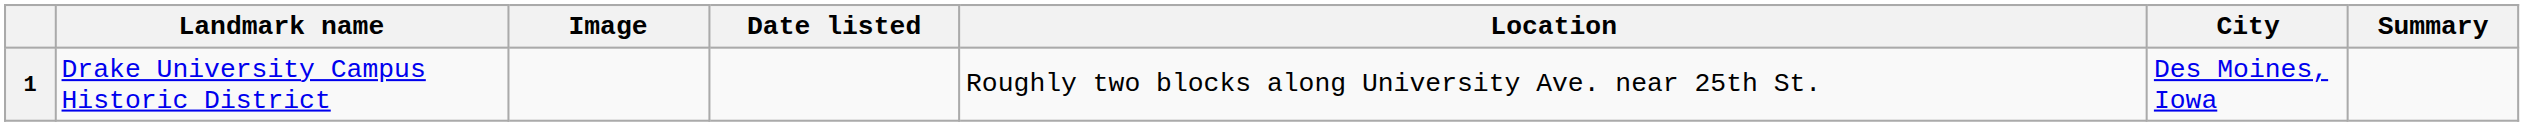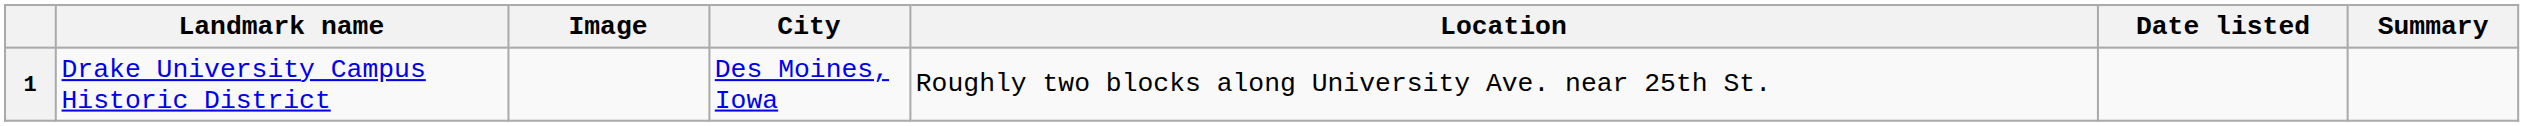columns swapped: (834, 27) <-> (2248, 27)
